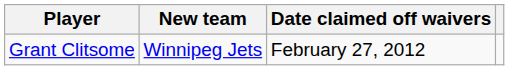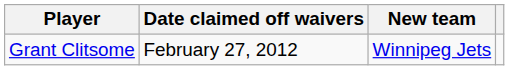columns swapped: (203, 19) <-> (381, 19)
